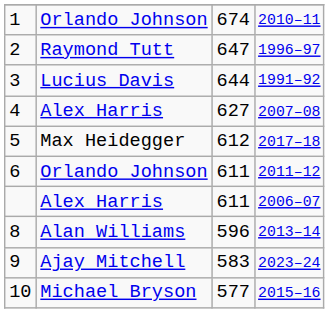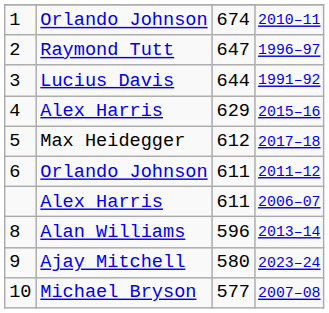(233, 111) 627 -> (233, 111) 629
(289, 111) 2007–08 -> (289, 111) 2015–16
(233, 262) 583 -> (233, 262) 580
(289, 293) 2015–16 -> (289, 293) 2007–08
